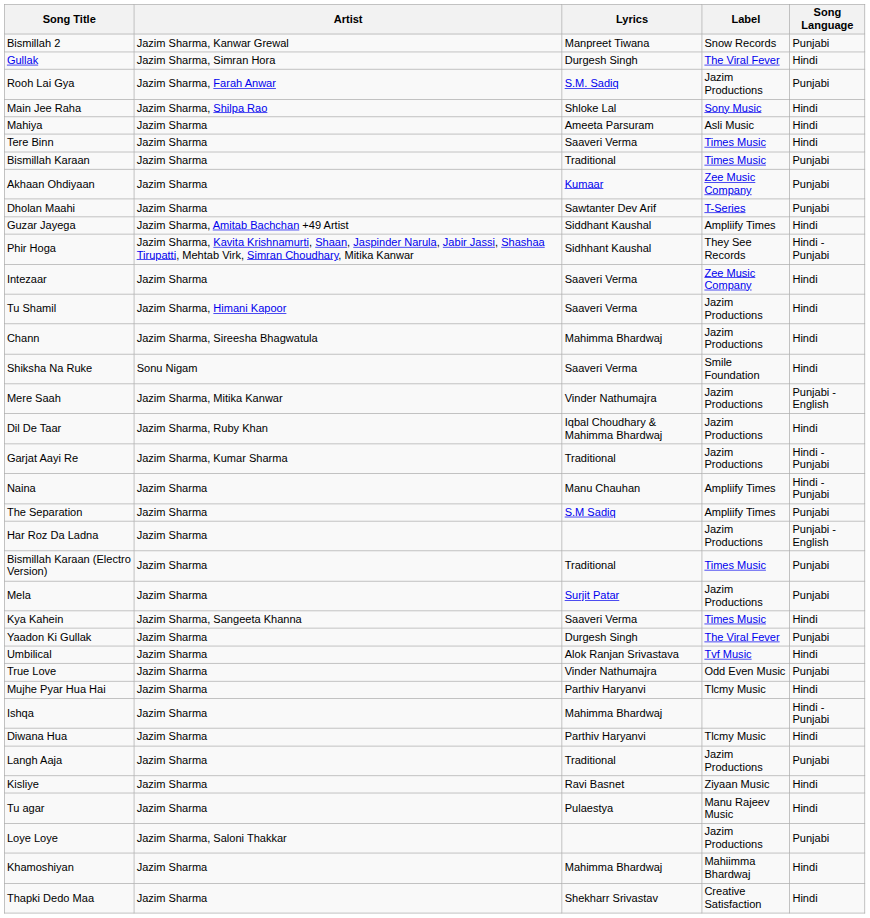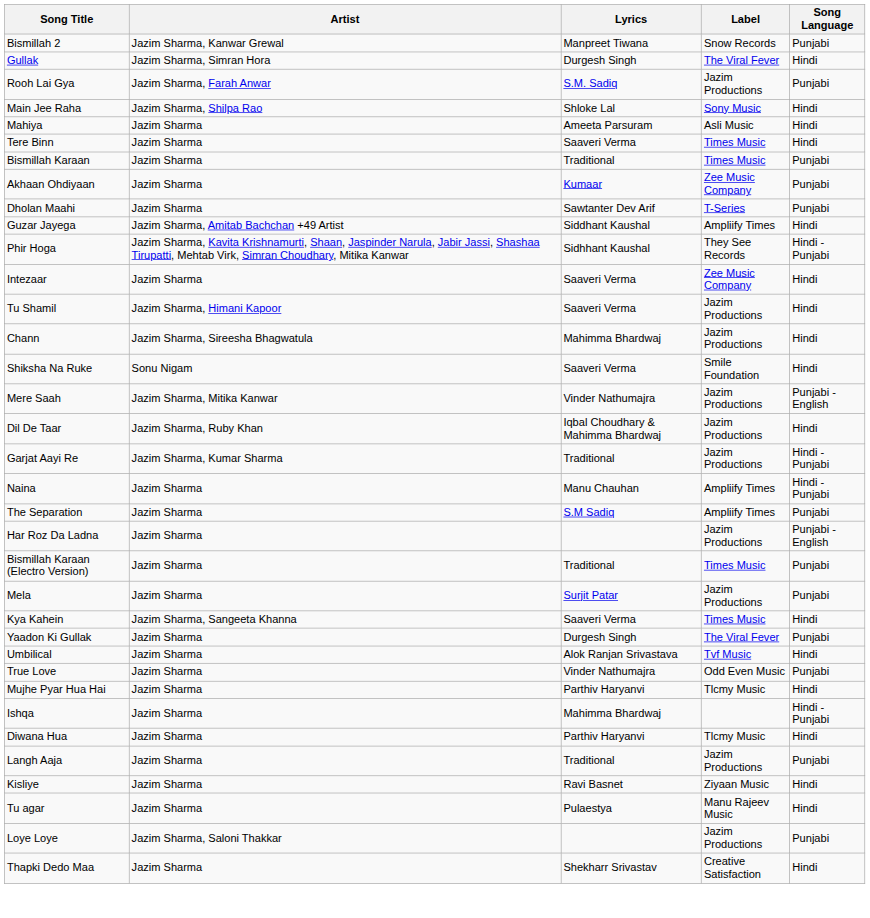- row: (40, 868)
